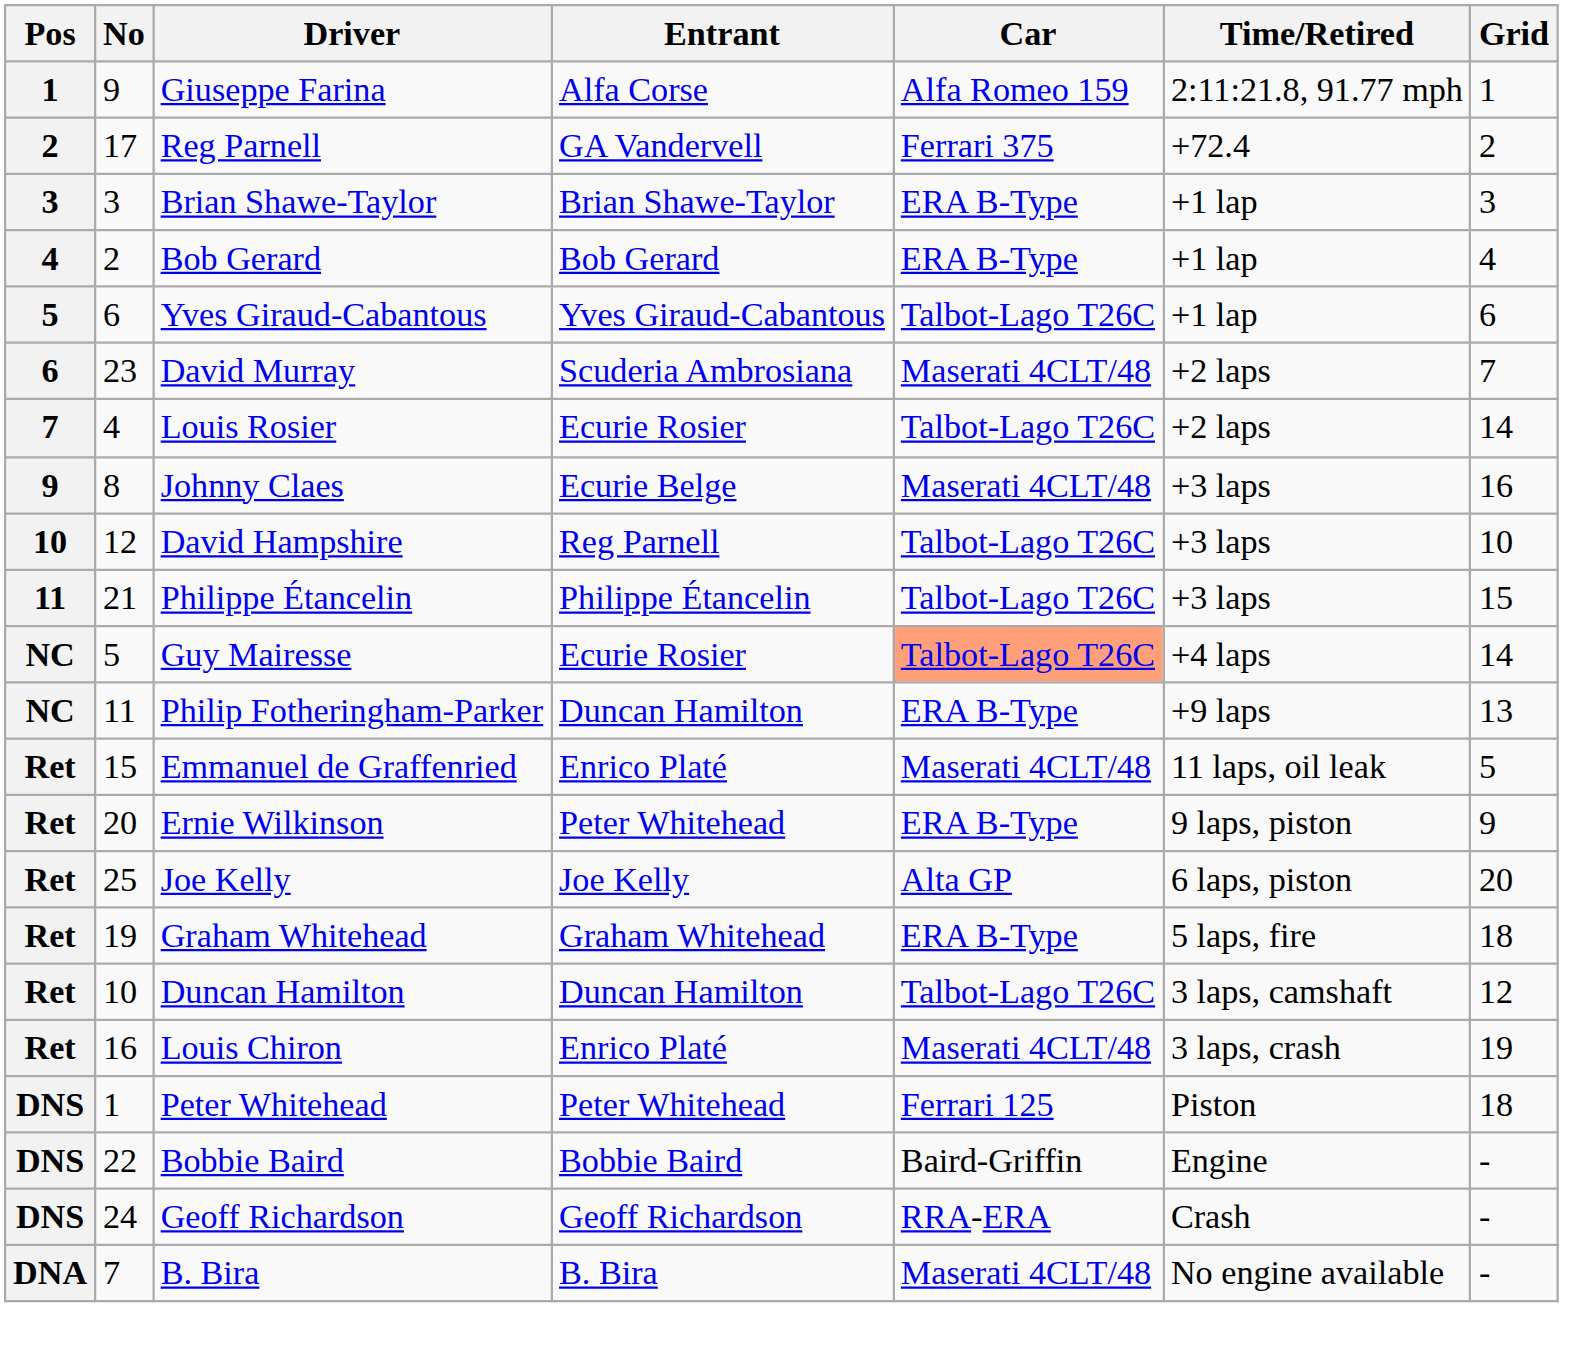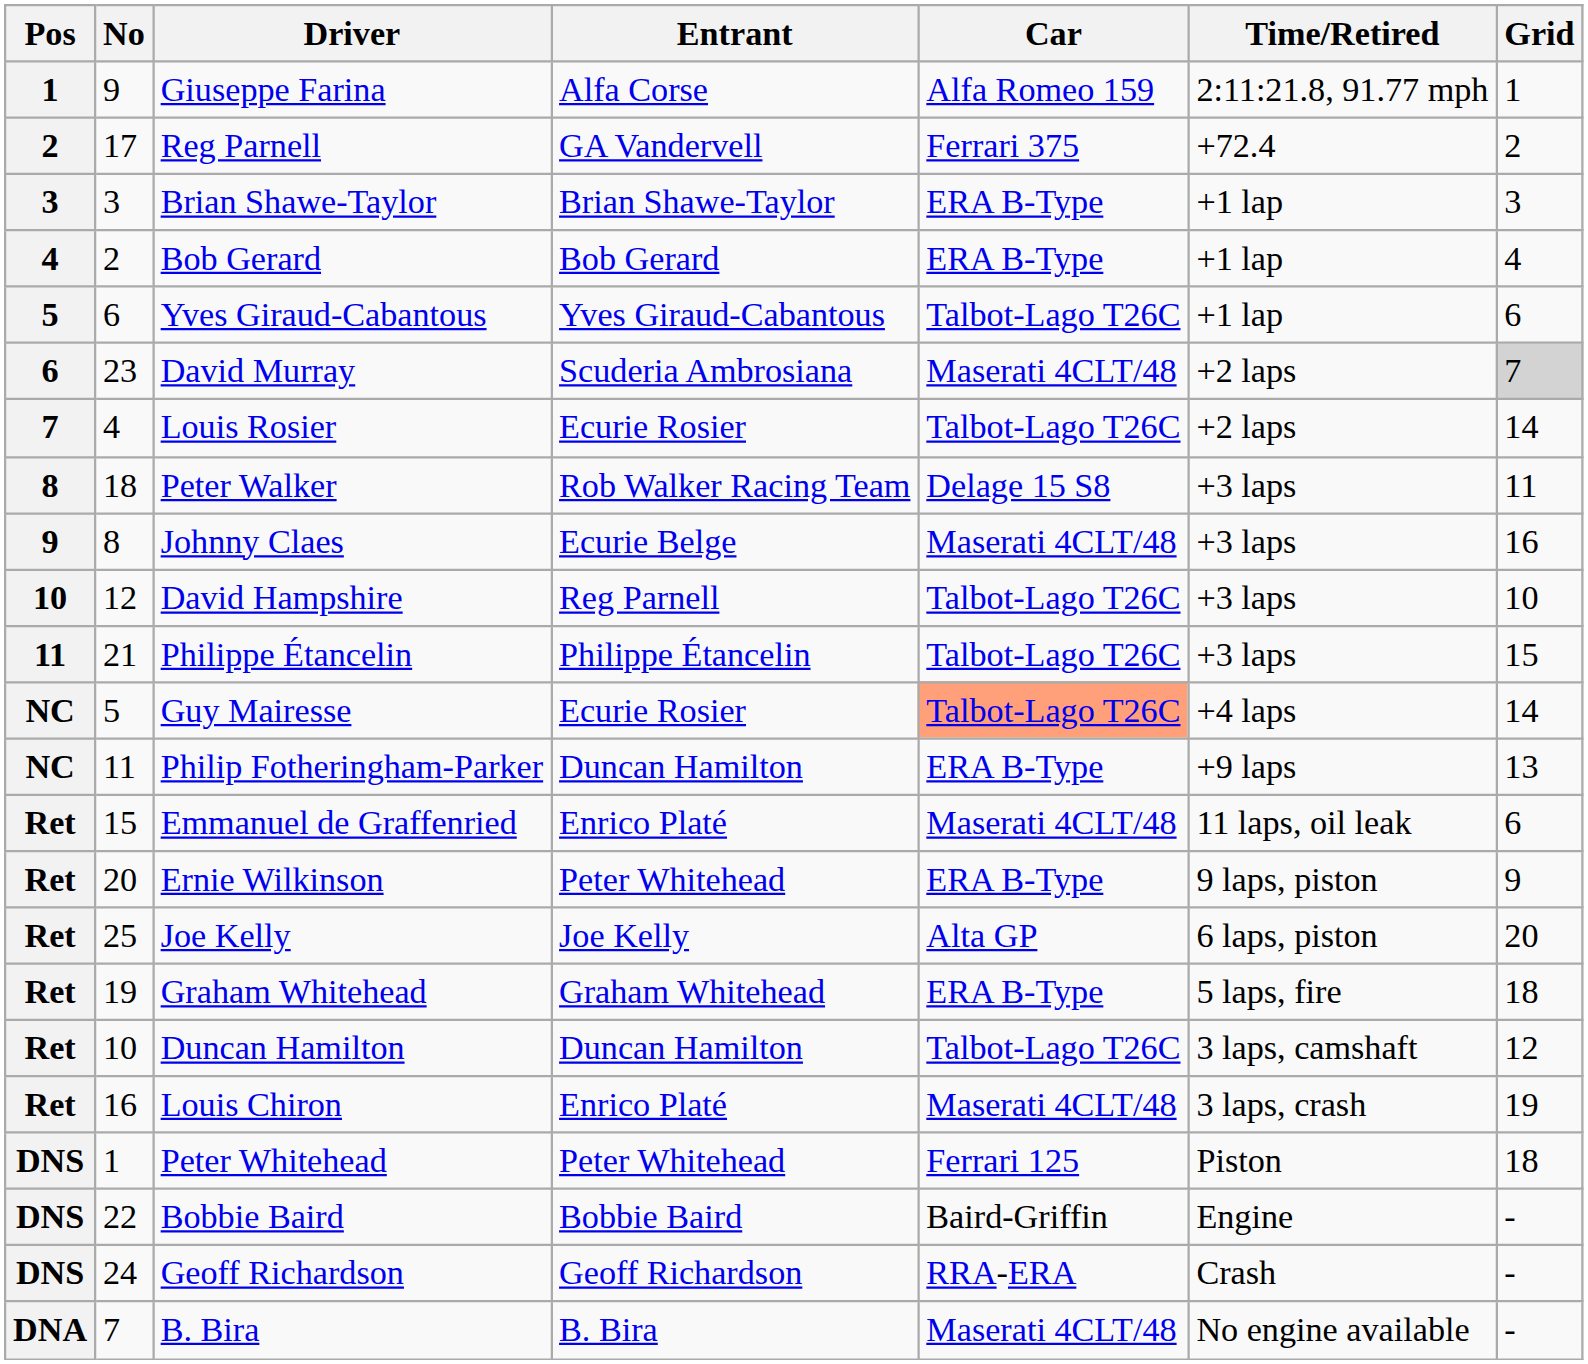(1487, 371) no background -> (1513, 371) lightgrey background
+ row: (249, 484)
(1487, 765) 5 -> (1513, 822) 6
